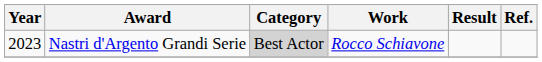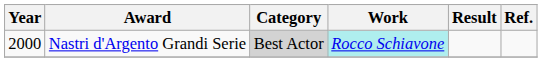(25, 43) 2023 -> (25, 43) 2000
(388, 43) no background -> (388, 43) paleturquoise background
